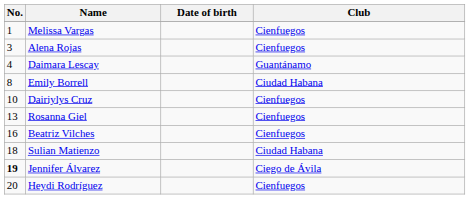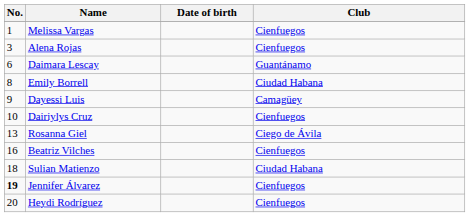(10, 64) 4 -> (10, 64) 6
+ row: (56, 99)
(280, 116) Cienfuegos -> (288, 133) Ciego de Ávila
(288, 168) Ciego de Ávila -> (280, 185) Cienfuegos
